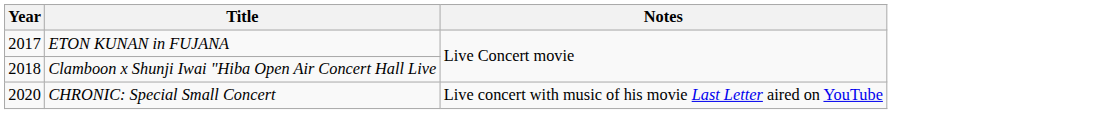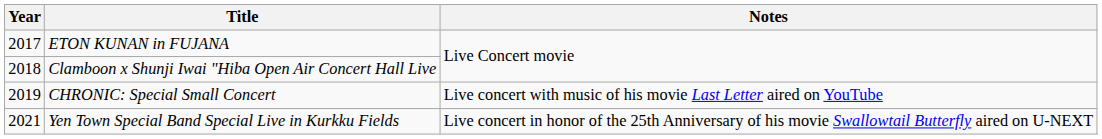(25, 95) 2020 -> (25, 95) 2019
+ row: (224, 120)
